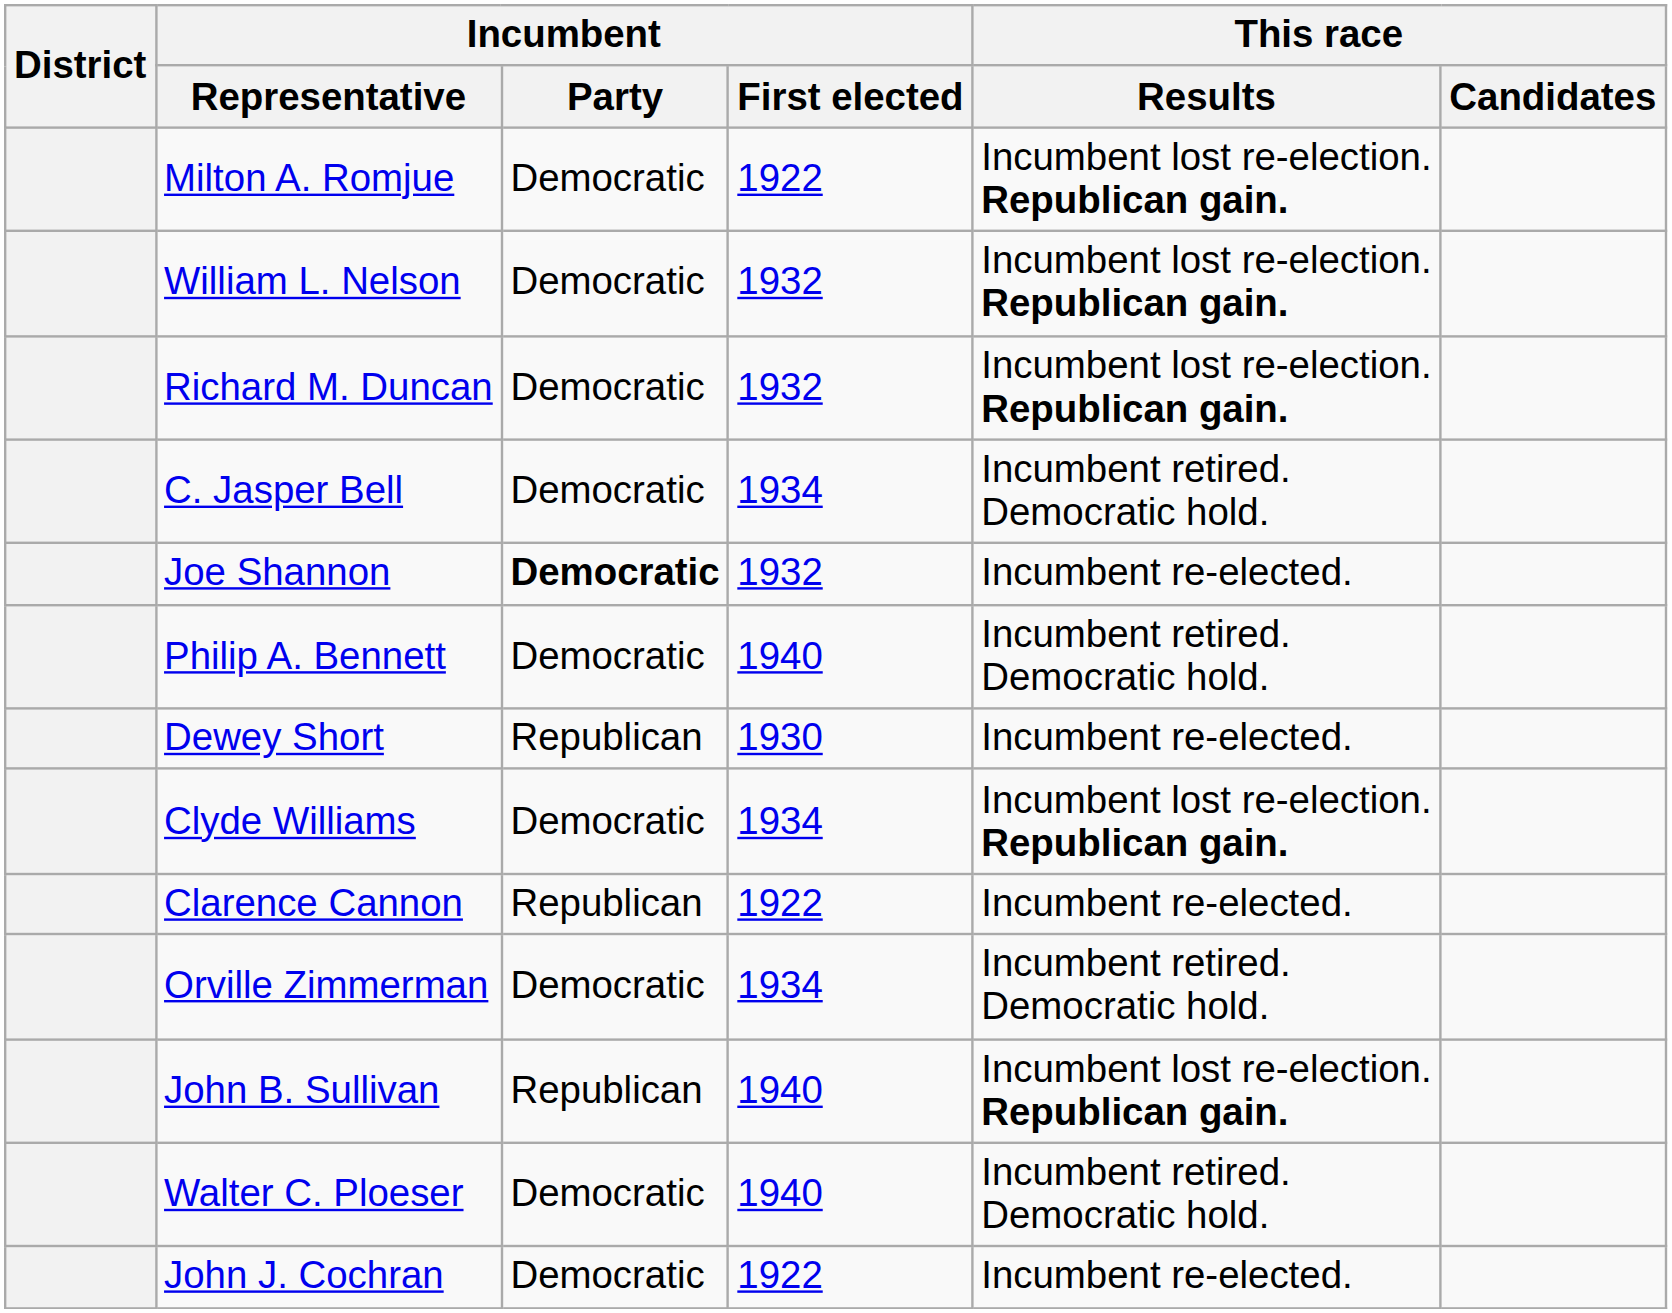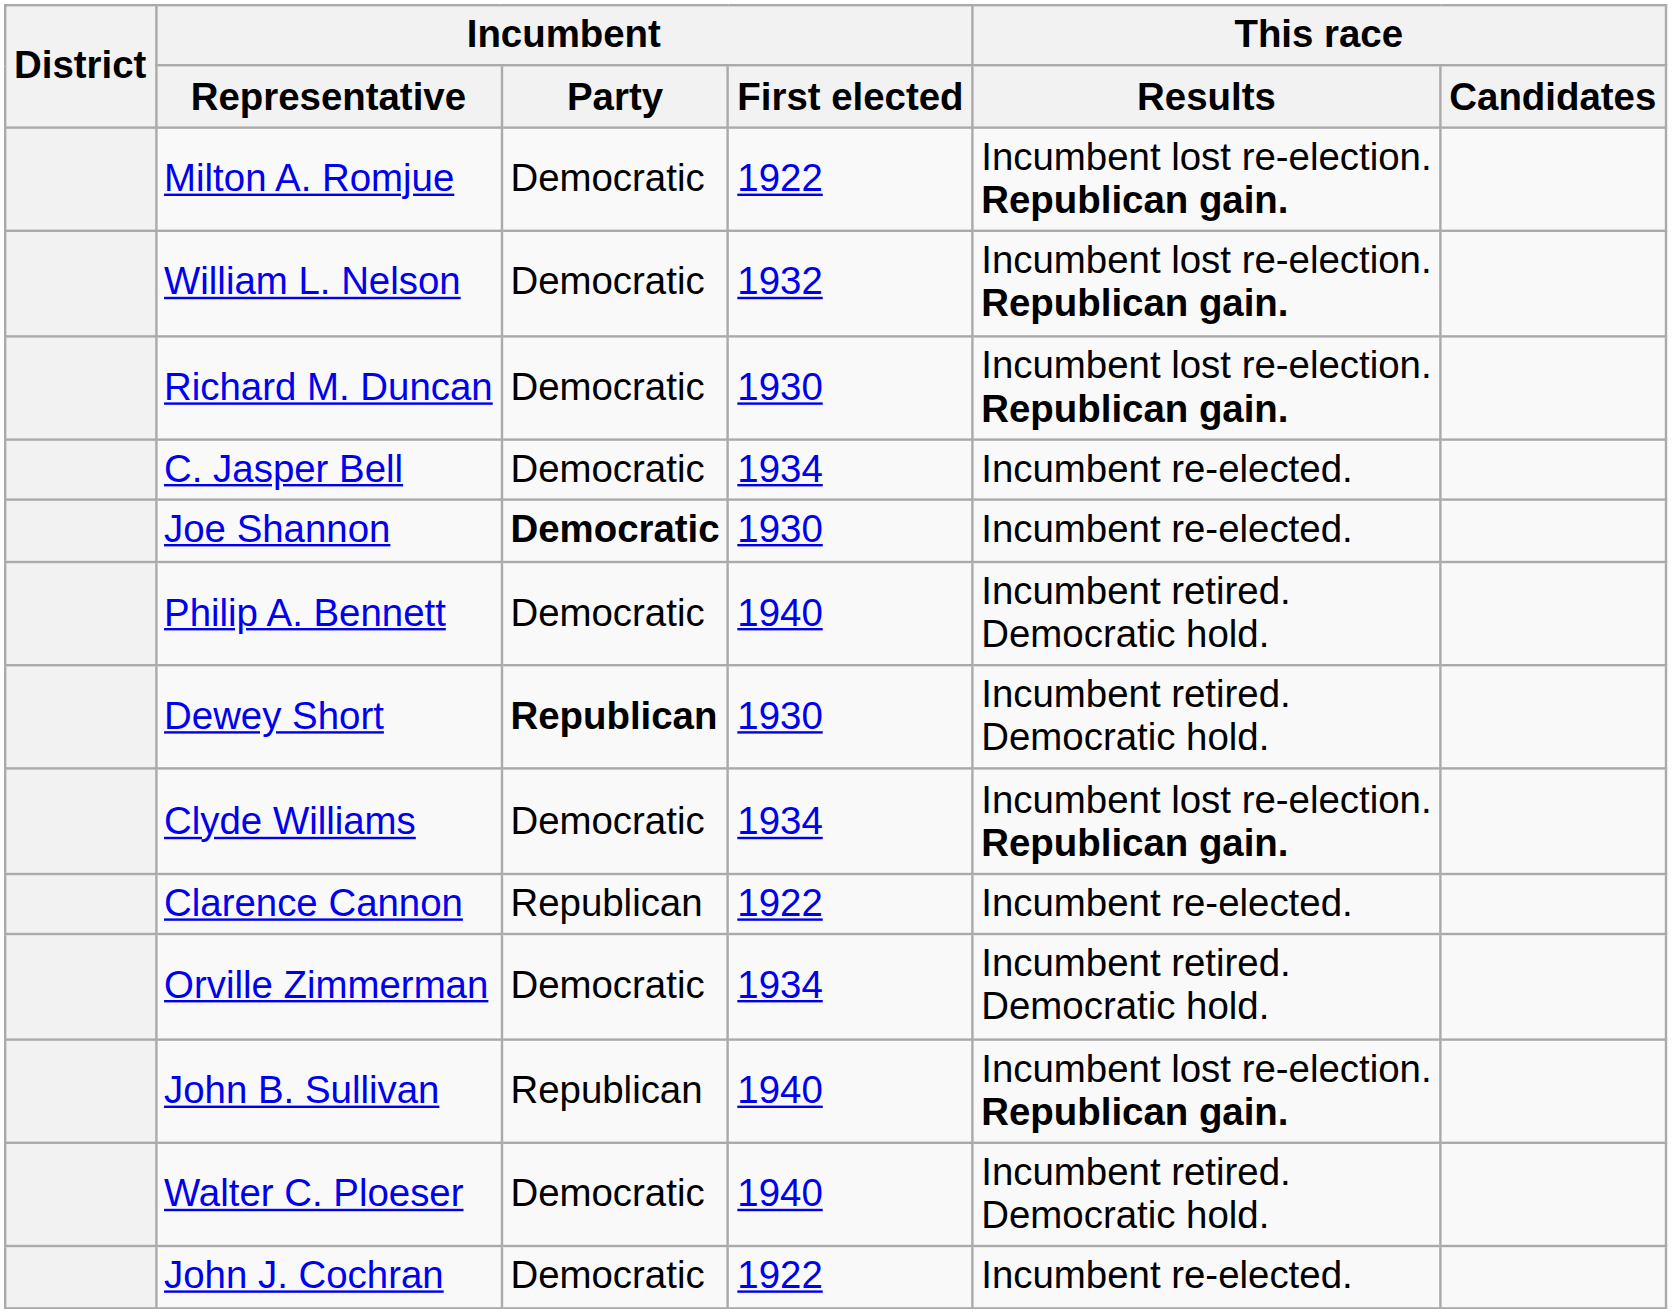(780, 386) 1932 -> (780, 386) 1930
(1136, 490) Incumbent retired. Democratic hold. -> (1167, 469) Incumbent re-elected.
(780, 573) 1932 -> (780, 529) 1930
(607, 738) normal -> (614, 716) bold
(1167, 738) Incumbent re-elected. -> (1136, 716) Incumbent retired. Democratic hold.
